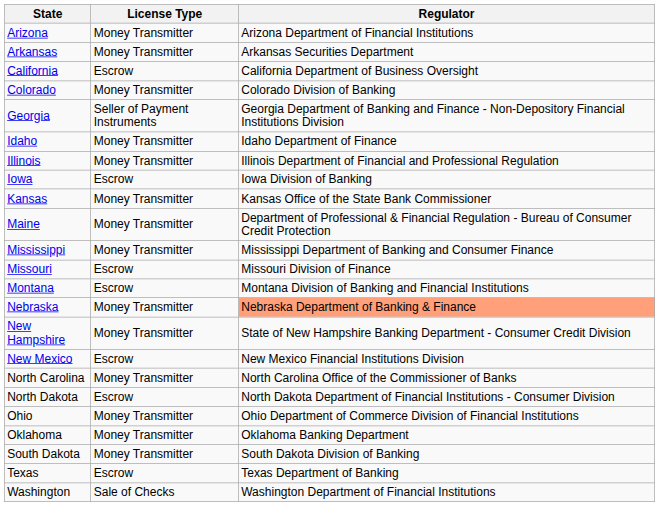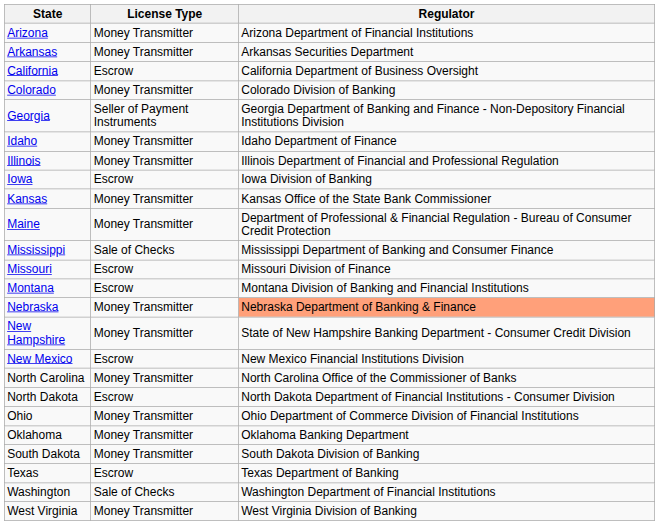(143, 250) Money Transmitter -> (134, 250) Sale of Checks
+ row: (42, 511)
